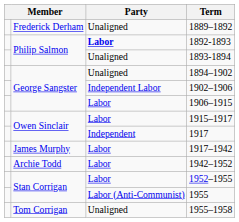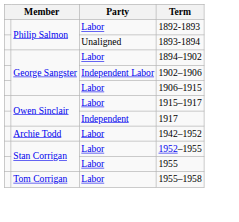- row: (211, 27)
(101, 42) bold -> (93, 27) normal
(108, 73) Unaligned -> (93, 57) Labor
- row: (211, 149)
(136, 194) Labor (Anti-Communist) -> (93, 164) Labor
(108, 210) Unaligned -> (93, 179) Labor
